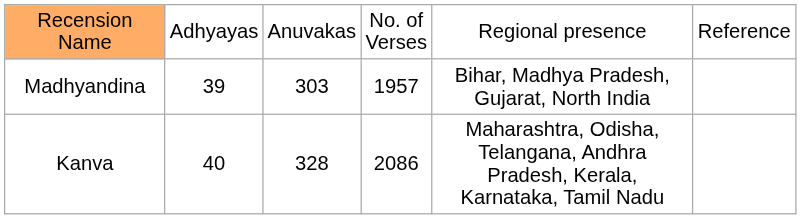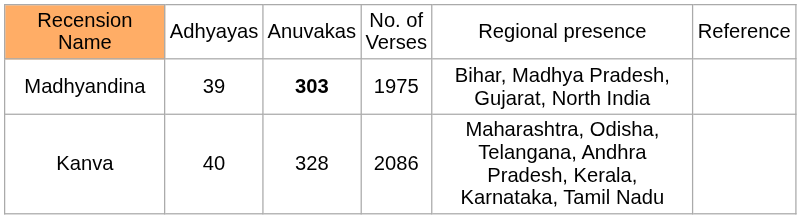(312, 86) normal -> (312, 86) bold
(396, 86) 1957 -> (396, 86) 1975
